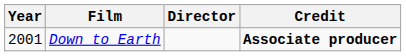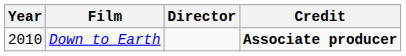(25, 40) 2001 -> (25, 40) 2010
